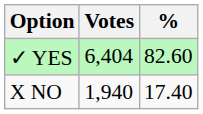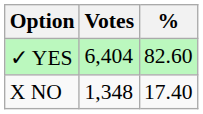(109, 91) 1,940 -> (109, 91) 1,348
